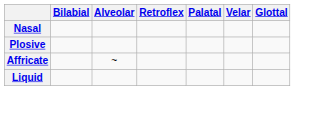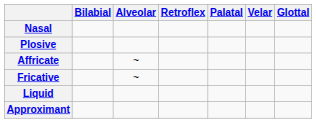+ row: (38, 77)
+ row: (38, 110)
